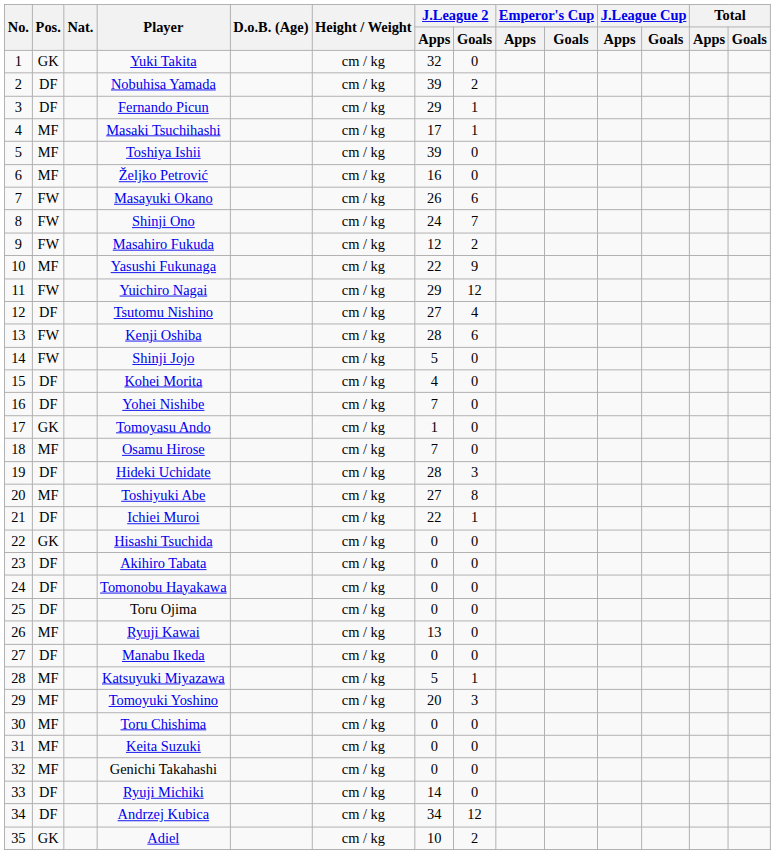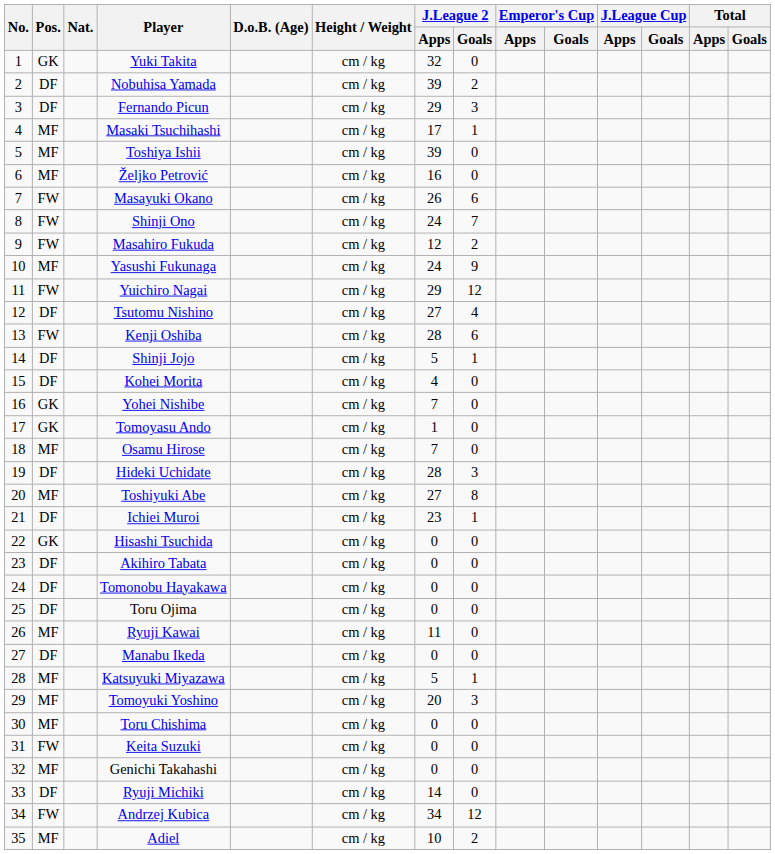(475, 107) 1 -> (475, 107) 3
(434, 267) 22 -> (434, 267) 24
(48, 358) FW -> (48, 358) DF
(475, 358) 0 -> (475, 358) 1
(48, 404) DF -> (48, 404) GK
(434, 518) 22 -> (434, 518) 23
(434, 632) 13 -> (434, 632) 11
(48, 746) MF -> (48, 746) FW
(48, 815) DF -> (48, 815) FW
(48, 838) GK -> (48, 838) MF
